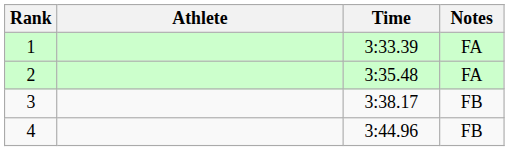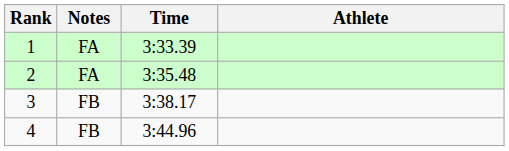columns swapped: (200, 18) <-> (472, 18)
